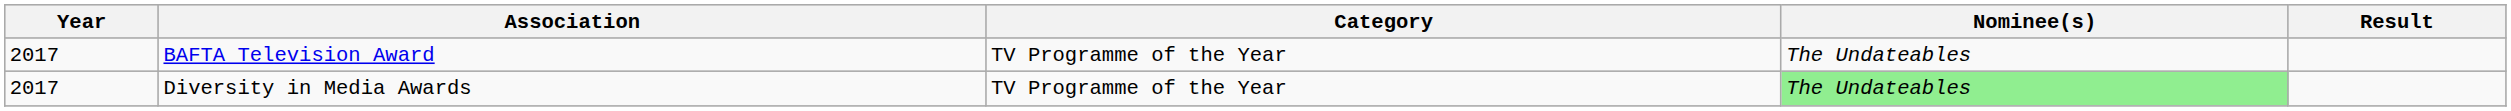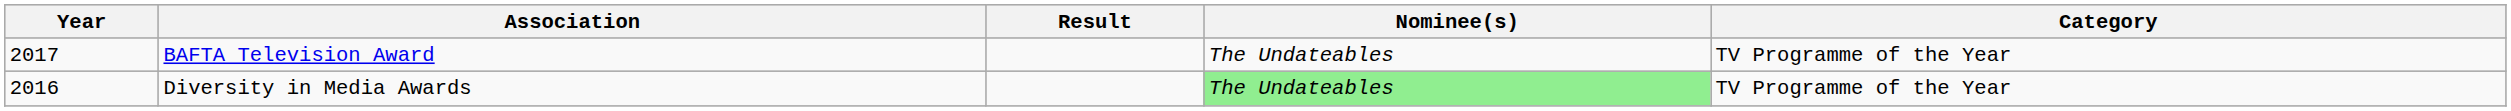columns swapped: (1384, 22) <-> (2397, 22)
(34, 88) 2017 -> (34, 88) 2016
